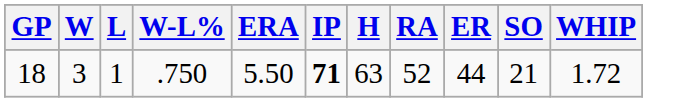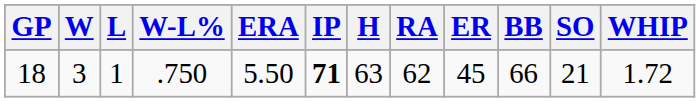+ column: (524, 27)
(417, 73) 52 -> (417, 73) 62
(471, 73) 44 -> (471, 73) 45
